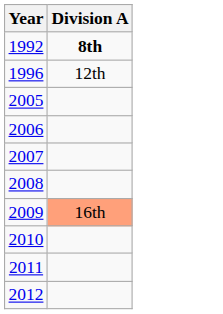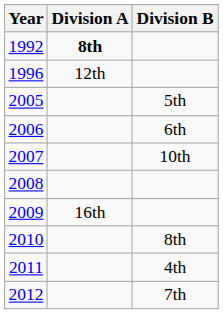+ column: (175, 18)
(90, 211) lightsalmon background -> (90, 211) no background
